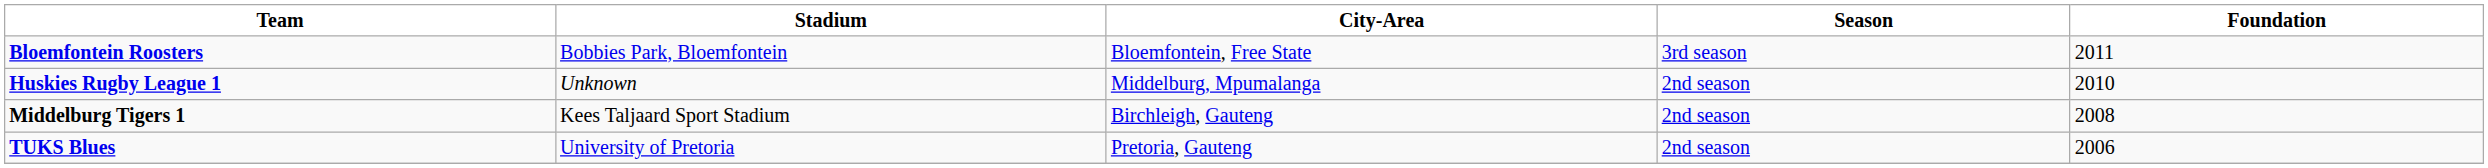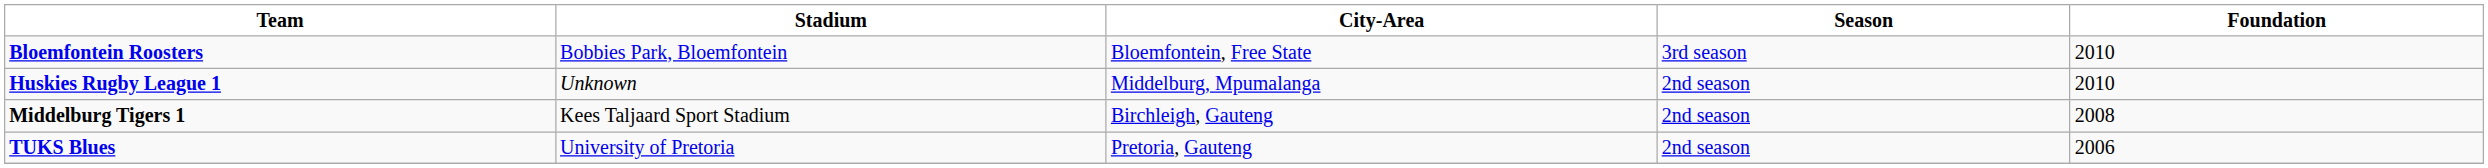(2094, 52) 2011 -> (2095, 52) 2010
